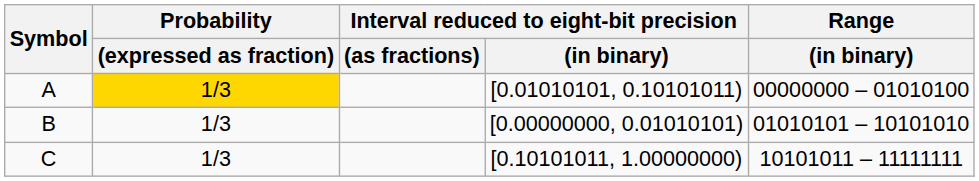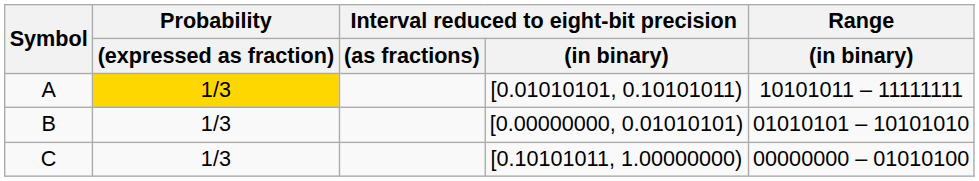(861, 90) 00000000 – 01010100 -> (861, 90) 10101011 – 11111111
(861, 158) 10101011 – 11111111 -> (861, 158) 00000000 – 01010100
